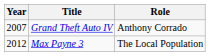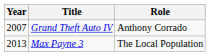(17, 43) 2012 -> (17, 43) 2013
